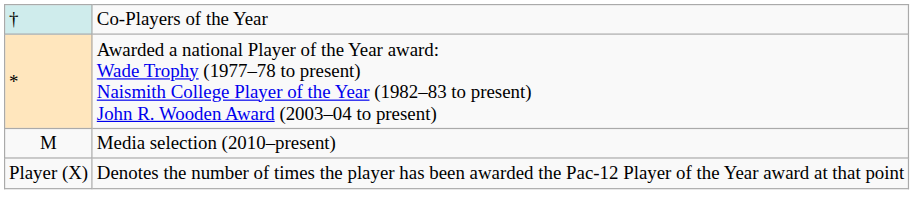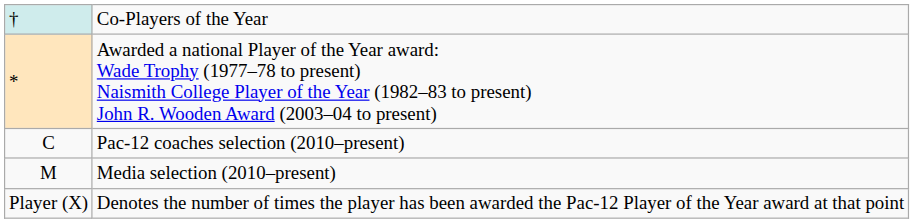+ row: (251, 143)
